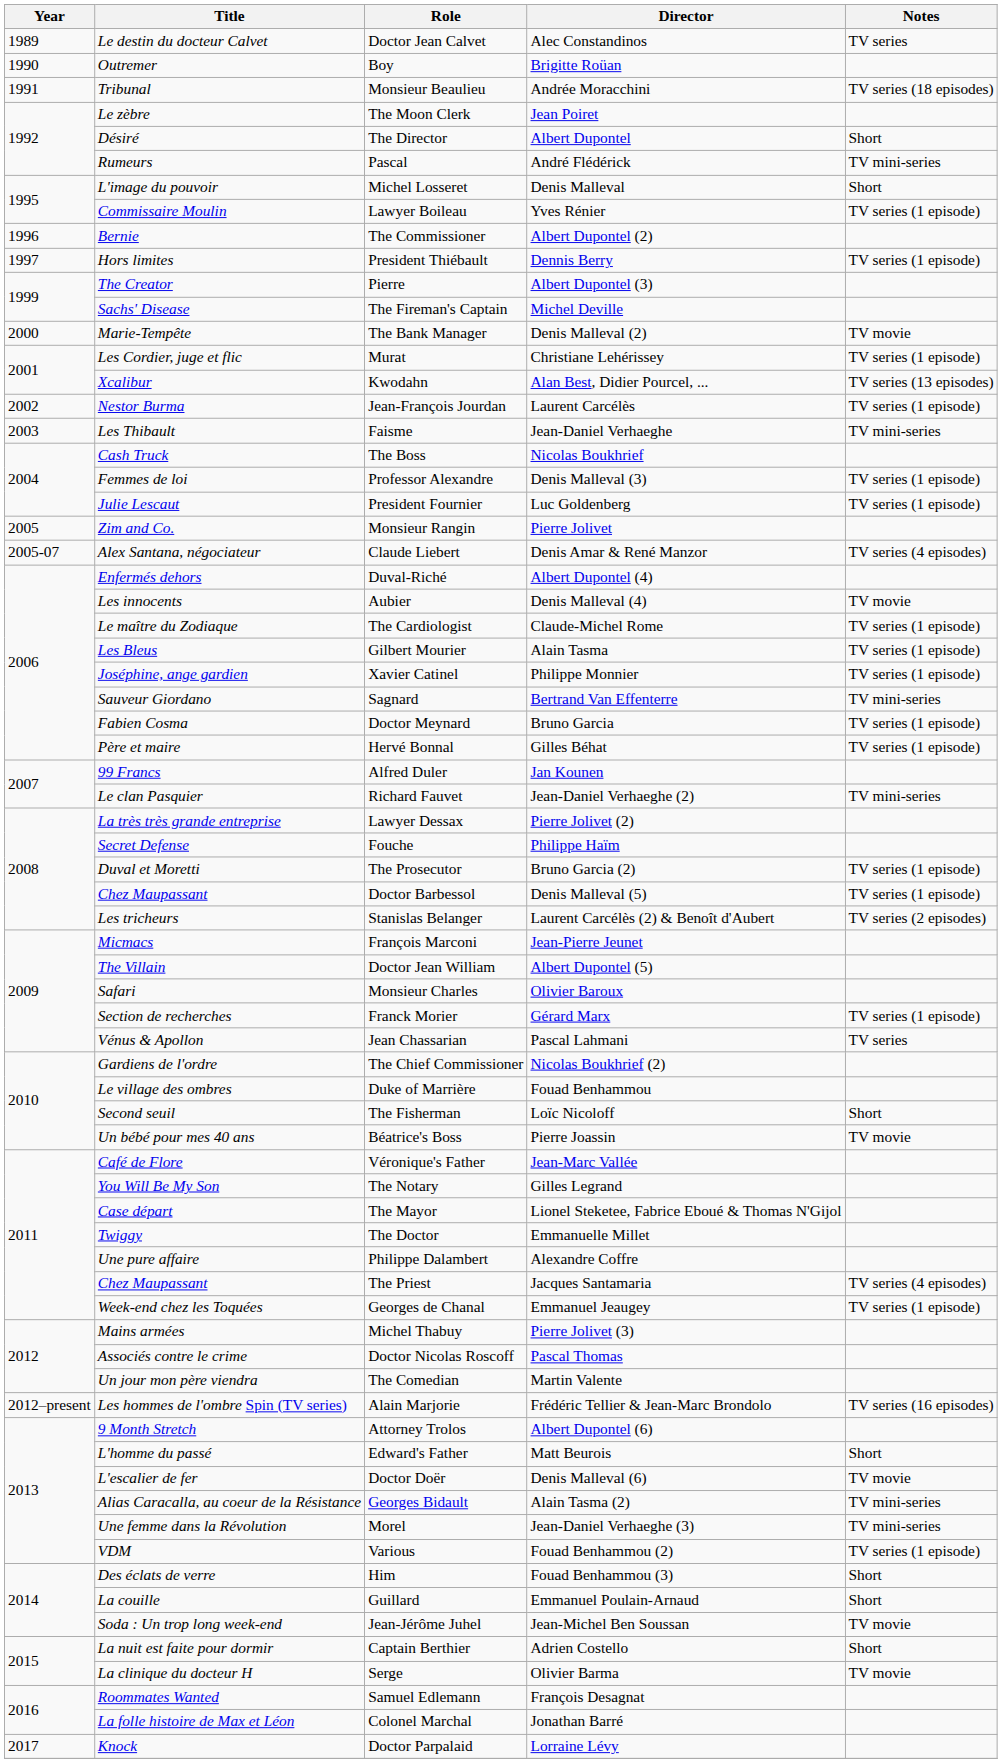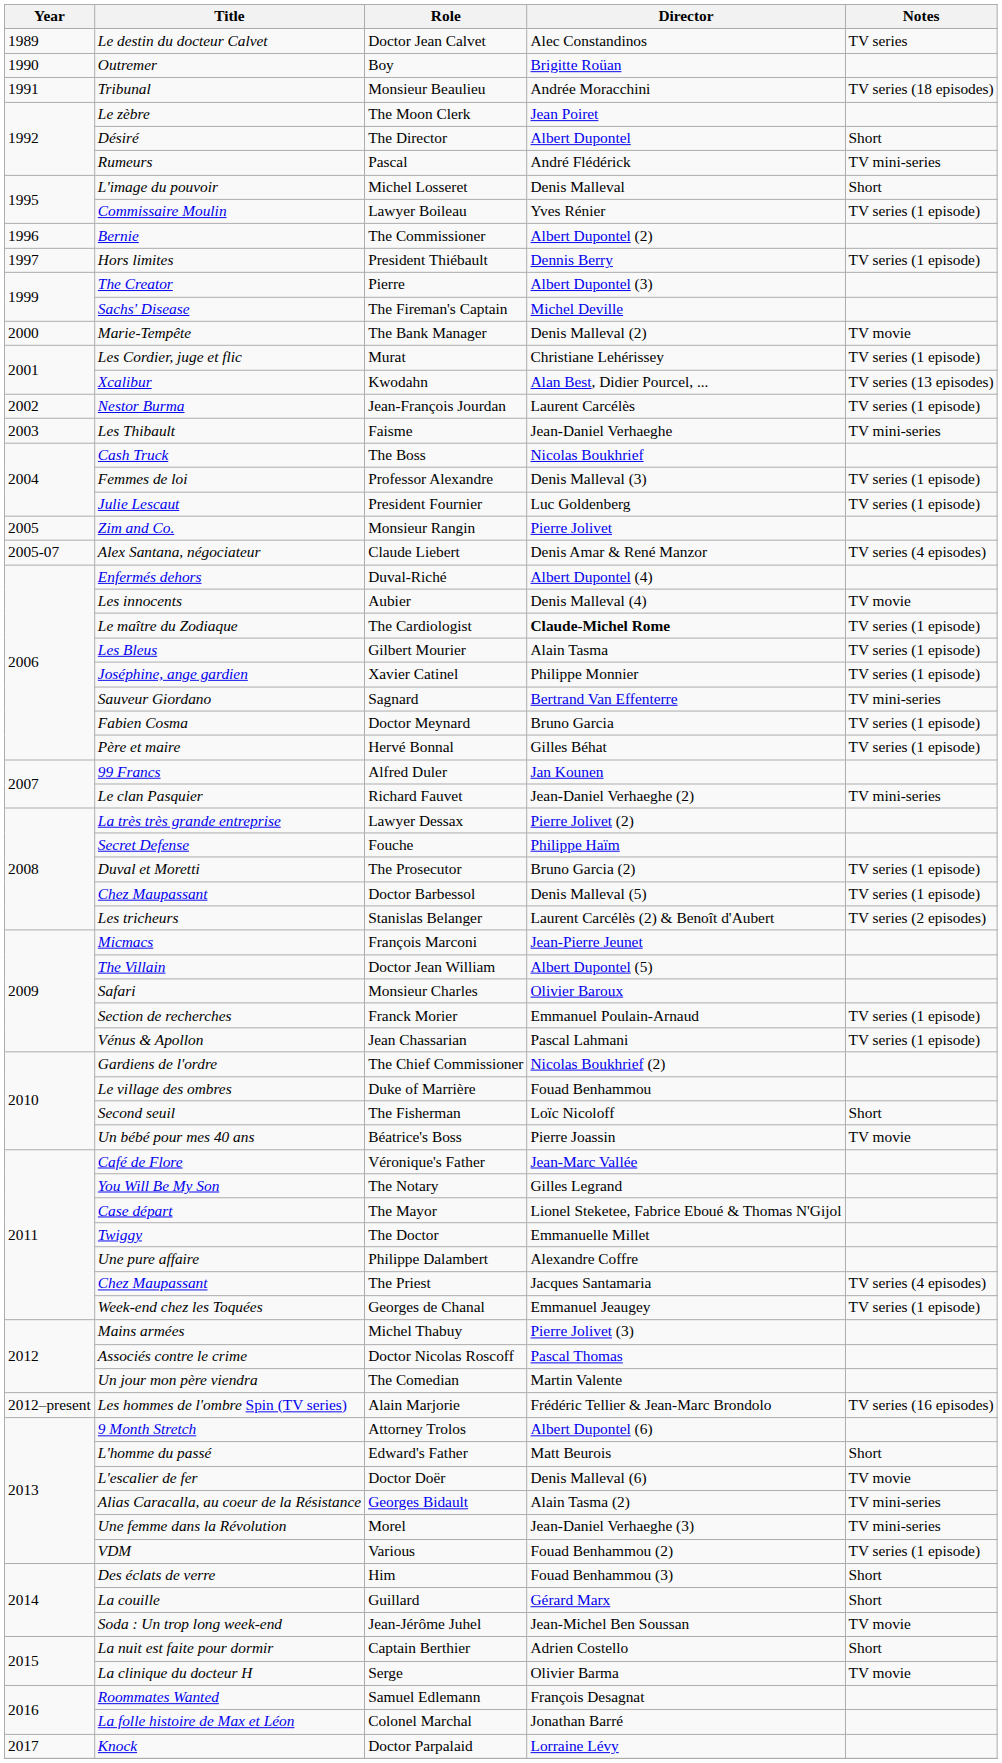(597, 625) normal -> (600, 625) bold
(570, 1015) Gérard Marx -> (615, 1015) Emmanuel Poulain-Arnaud
(878, 1039) TV series -> (914, 1039) TV series (1 episode)
(615, 1600) Emmanuel Poulain-Arnaud -> (570, 1600) Gérard Marx
